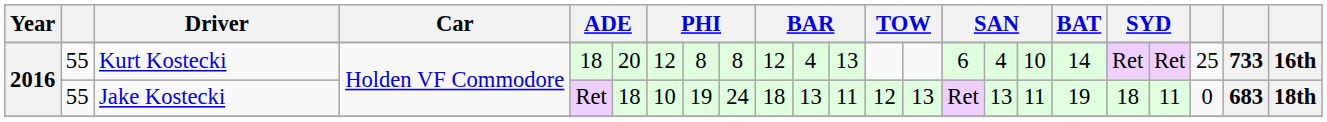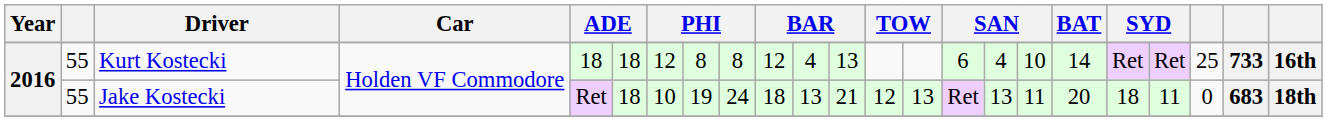(629, 60) 20 -> (629, 60) 18
(847, 98) 11 -> (847, 98) 21
(1079, 98) 19 -> (1079, 98) 20
